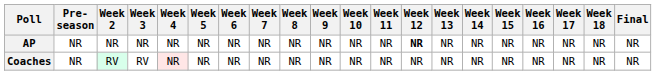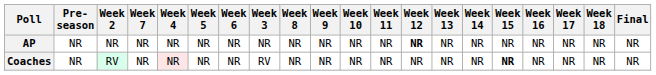columns swapped: (143, 19) <-> (264, 19)
(508, 61) normal -> (508, 61) bold
